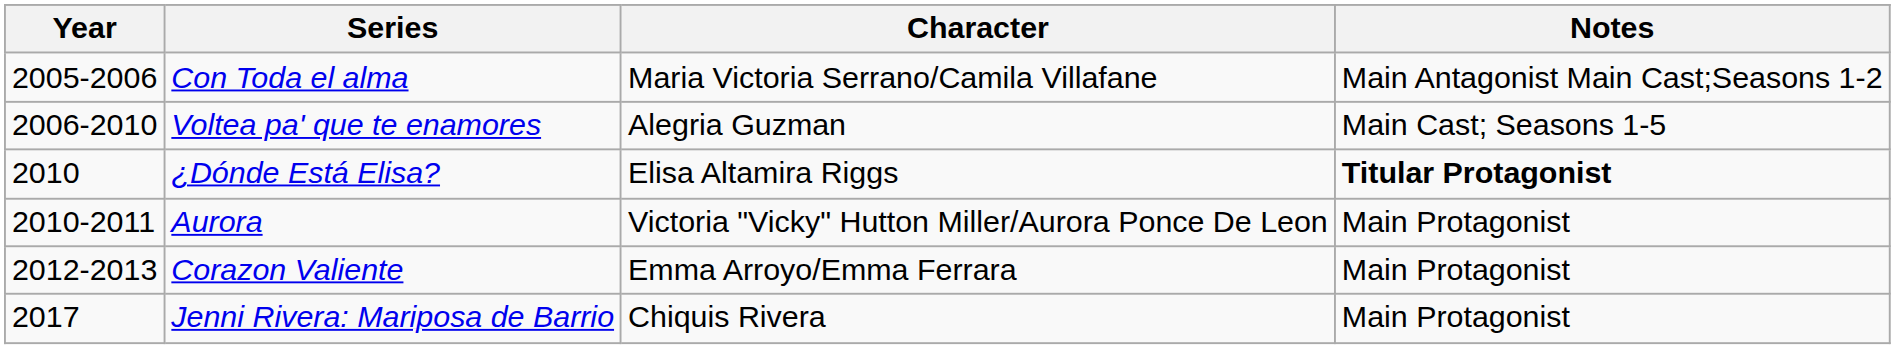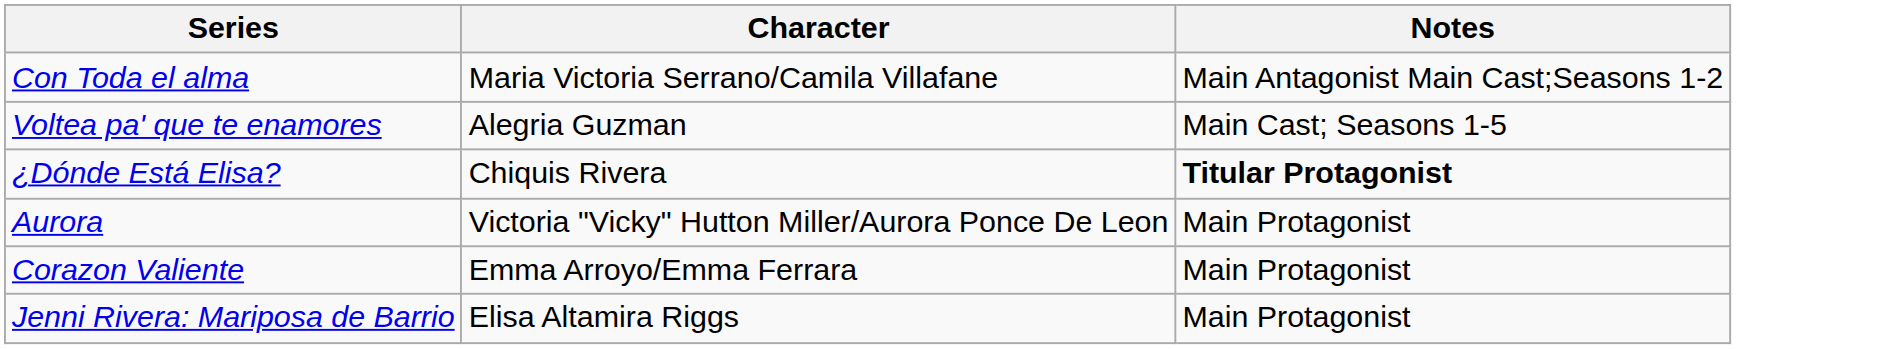- column: (85, 28)
(763, 173) Elisa Altamira Riggs -> (568, 173) Chiquis Rivera
(727, 317) Chiquis Rivera -> (604, 317) Elisa Altamira Riggs
